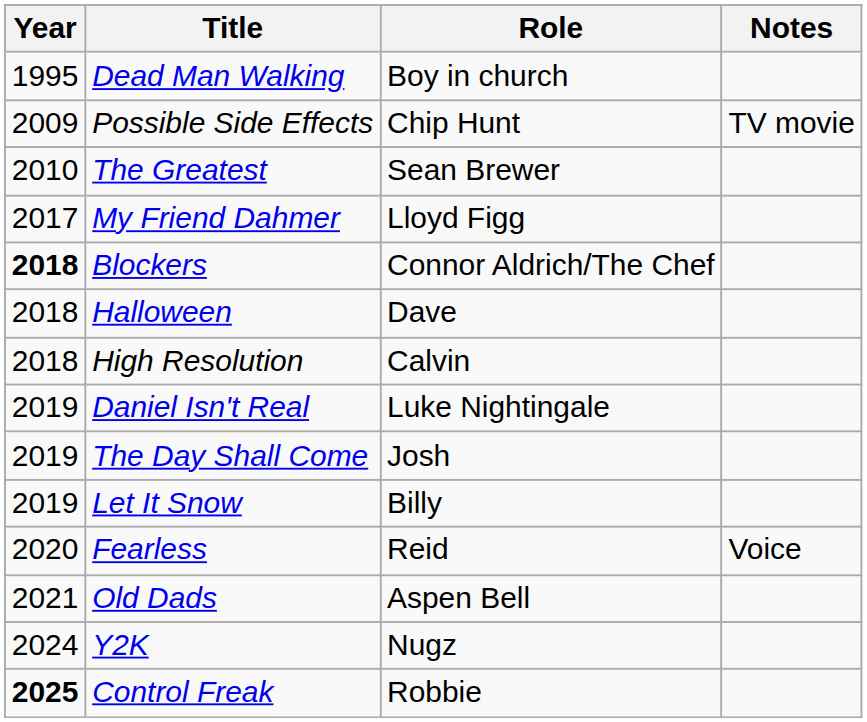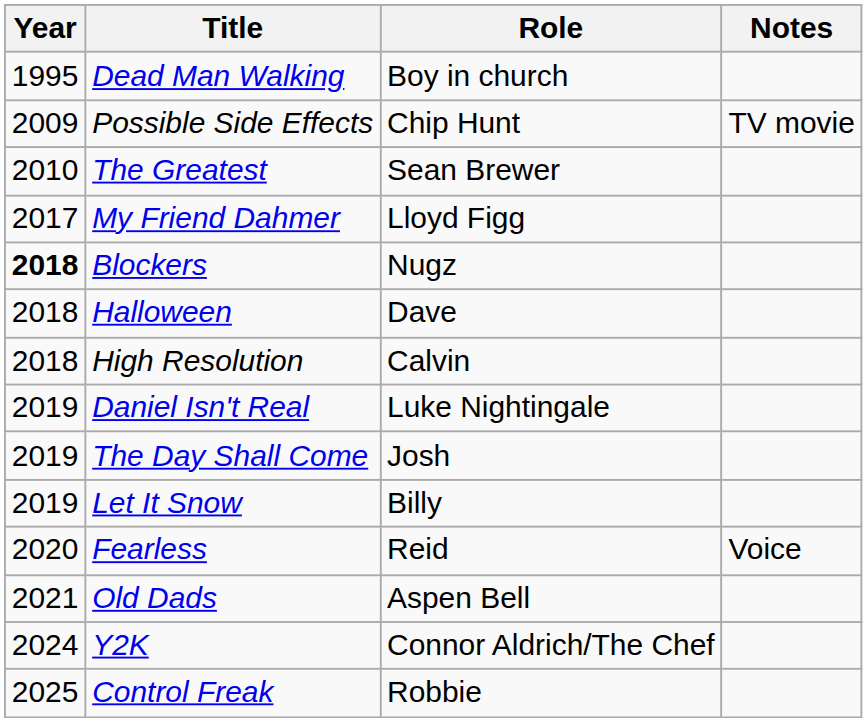(551, 265) Connor Aldrich/The Chef -> (422, 265) Nugz
(422, 645) Nugz -> (551, 645) Connor Aldrich/The Chef
(45, 692) bold -> (45, 692) normal
